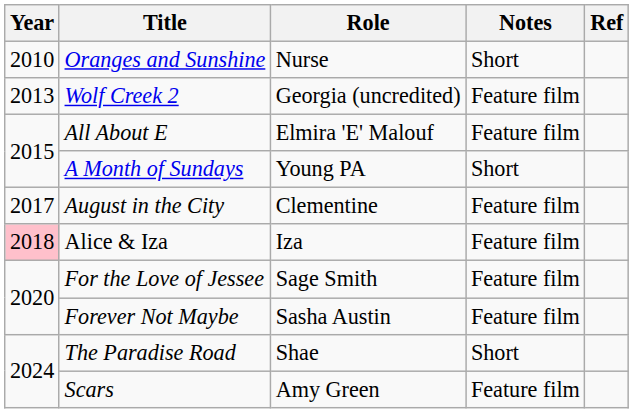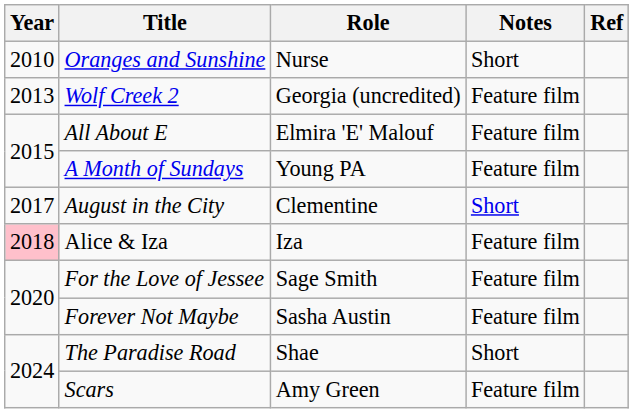(495, 169) Short -> (525, 169) Feature film
(525, 205) Feature film -> (495, 205) Short
